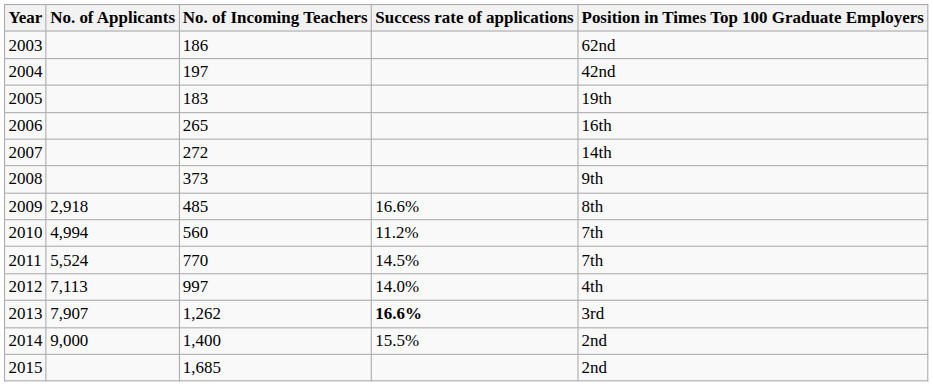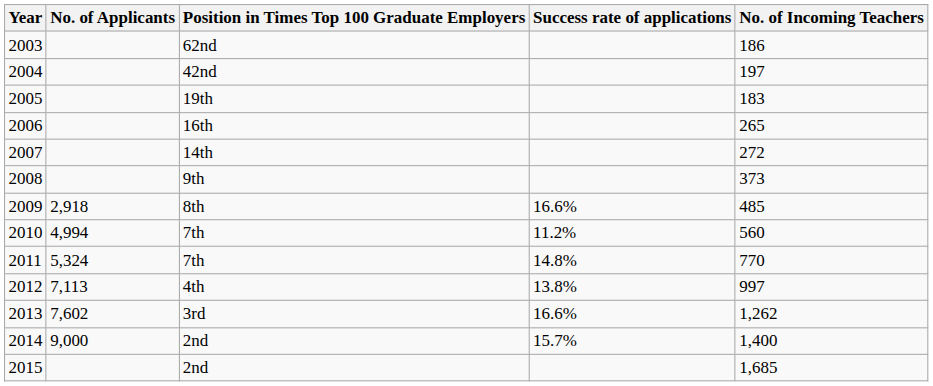columns swapped: (275, 17) <-> (753, 17)
(69, 260) 5,524 -> (69, 260) 5,324
(397, 260) 14.5% -> (555, 260) 14.8%
(397, 286) 14.0% -> (555, 286) 13.8%
(69, 313) 7,907 -> (69, 313) 7,602
(399, 313) bold -> (555, 313) normal
(397, 340) 15.5% -> (555, 340) 15.7%
